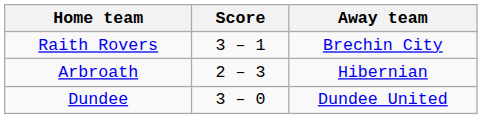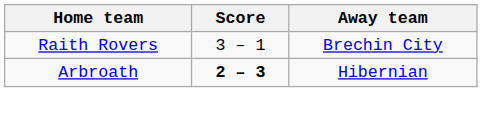(241, 72) normal -> (241, 72) bold
- row: (98, 100)
